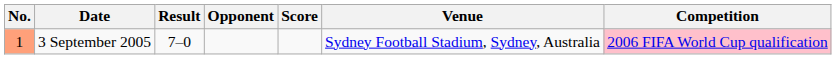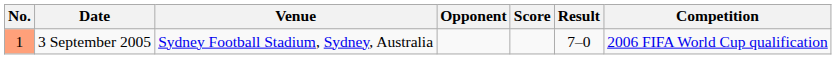columns swapped: (463, 16) <-> (179, 16)
(717, 41) pink background -> (717, 41) no background
